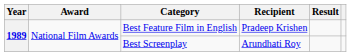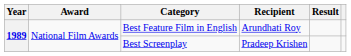(274, 28) Pradeep Krishen -> (271, 28) Arundhati Roy
(271, 43) Arundhati Roy -> (274, 43) Pradeep Krishen
